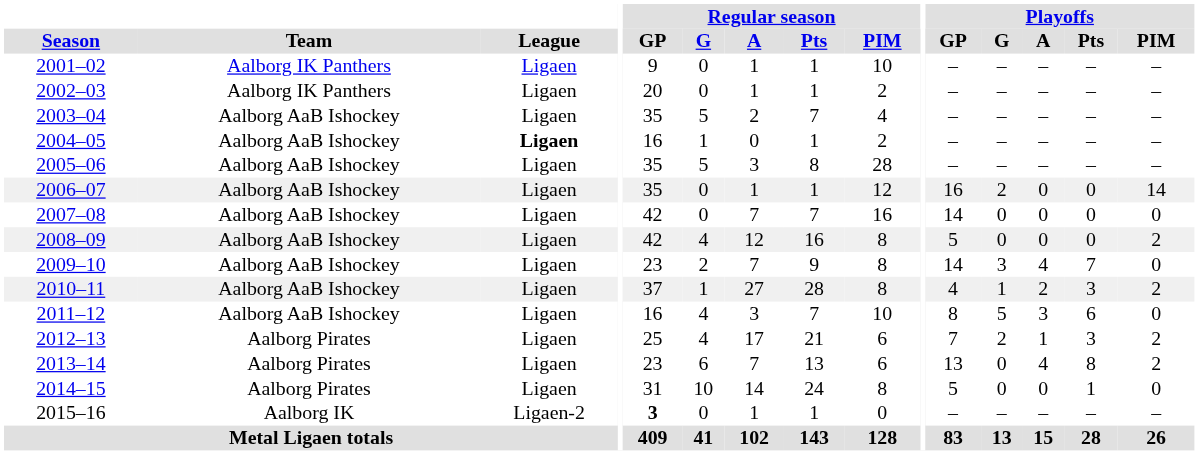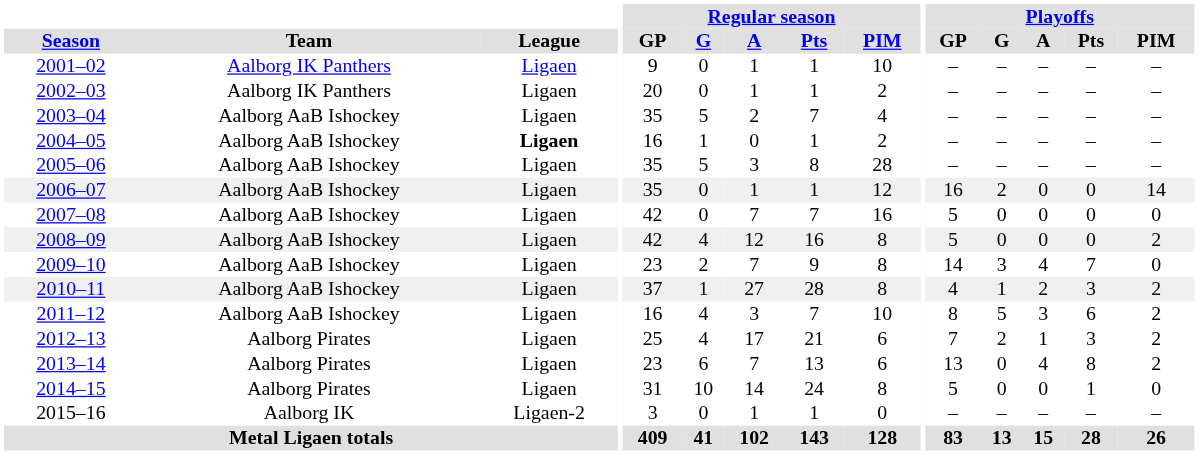(953, 214) 14 -> (953, 214) 5
(1156, 313) 0 -> (1156, 313) 2
(653, 413) bold -> (653, 413) normal
